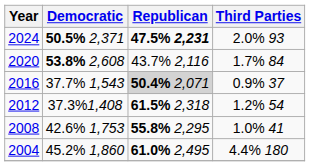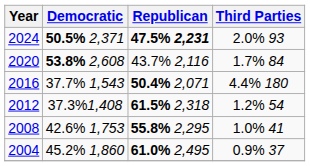(170, 83) lightgrey background -> (170, 83) no background
(258, 83) 0.9% 37 -> (258, 83) 4.4% 180
(258, 149) 4.4% 180 -> (258, 149) 0.9% 37
